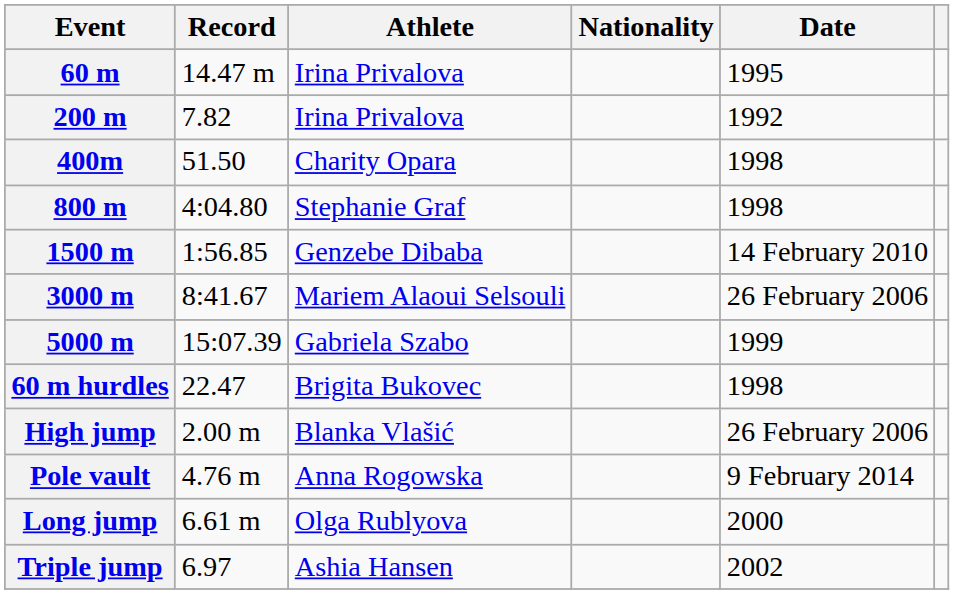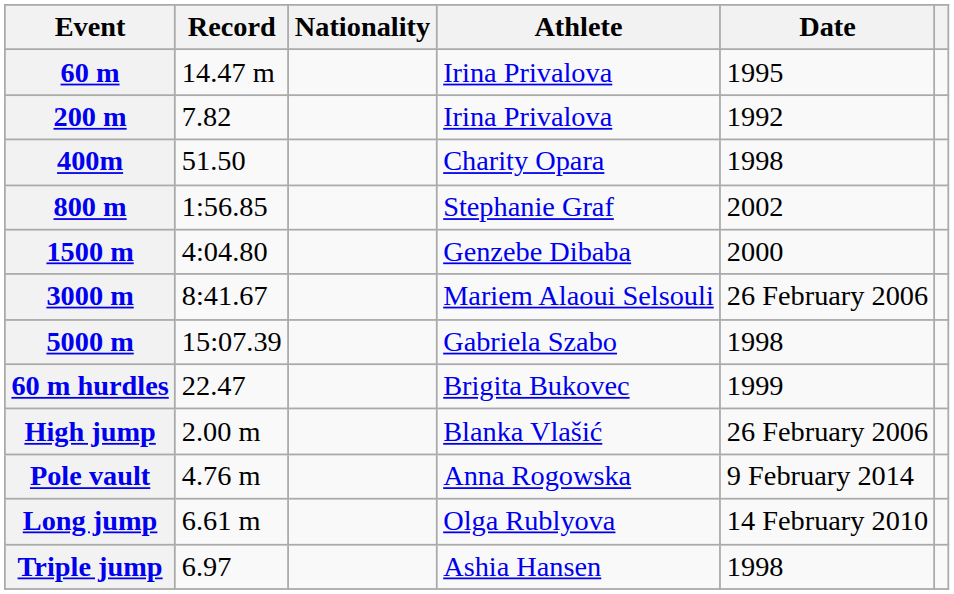columns swapped: (430, 26) <-> (646, 26)
(225, 206) 4:04.80 -> (225, 206) 1:56.85
(755, 206) 1998 -> (755, 206) 2002
(225, 251) 1:56.85 -> (225, 251) 4:04.80
(828, 251) 14 February 2010 -> (755, 251) 2000
(755, 341) 1999 -> (755, 341) 1998
(755, 386) 1998 -> (755, 386) 1999
(755, 521) 2000 -> (828, 521) 14 February 2010
(755, 565) 2002 -> (755, 565) 1998
